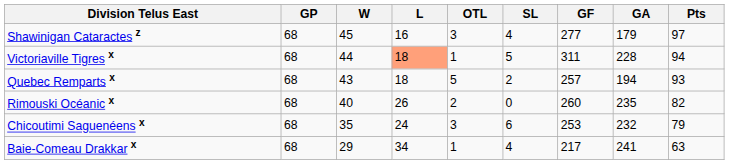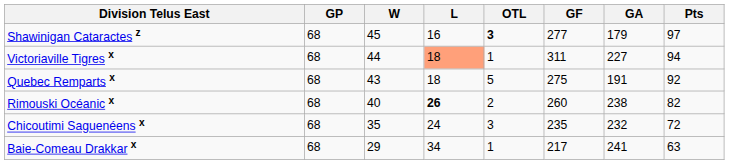- column: (530, 14)
(453, 35) normal -> (490, 35) bold
(626, 57) 228 -> (617, 57) 227
(571, 80) 257 -> (557, 80) 275
(626, 80) 194 -> (617, 80) 191
(678, 80) 93 -> (674, 80) 92
(401, 102) normal -> (434, 102) bold
(626, 102) 235 -> (617, 102) 238
(571, 125) 253 -> (557, 125) 235
(678, 125) 79 -> (674, 125) 72
